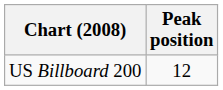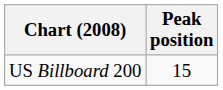(182, 70) 12 -> (182, 70) 15
